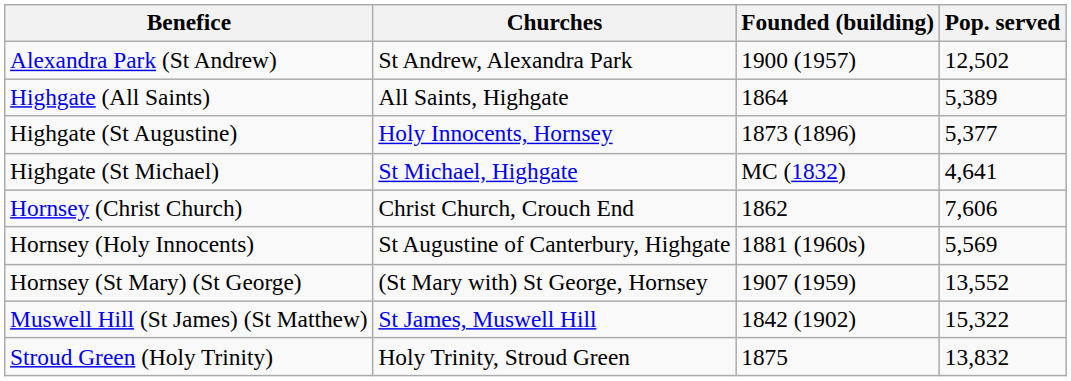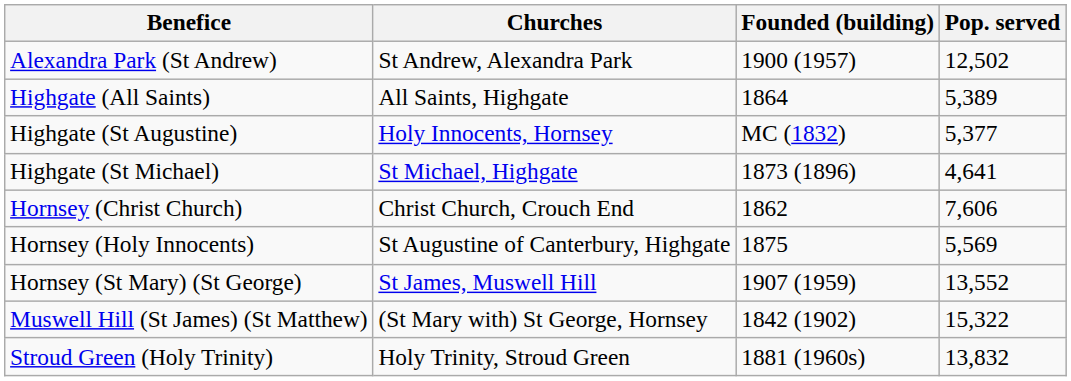(799, 134) 1873 (1896) -> (793, 134) MC (1832)
(793, 171) MC (1832) -> (799, 171) 1873 (1896)
(803, 245) 1881 (1960s) -> (765, 245) 1875
(543, 282) (St Mary with) St George, Hornsey -> (487, 282) St James, Muswell Hill
(487, 319) St James, Muswell Hill -> (543, 319) (St Mary with) St George, Hornsey
(765, 356) 1875 -> (803, 356) 1881 (1960s)
